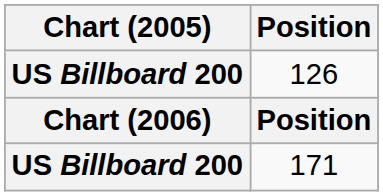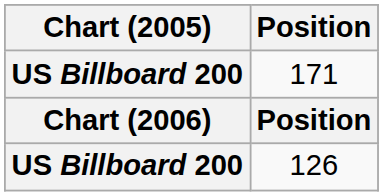rows swapped: (314, 166) <-> (314, 73)
